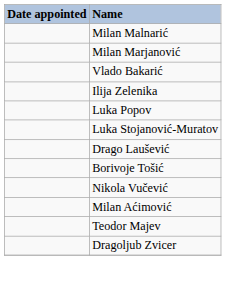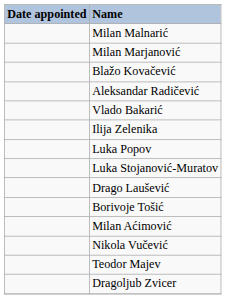+ row: (134, 71)
+ row: (146, 91)
rows swapped: (132, 206) <-> (130, 187)
